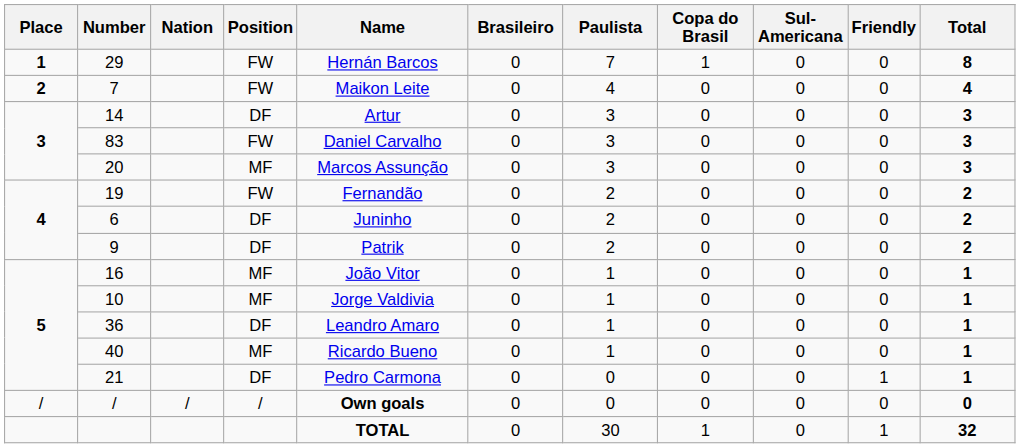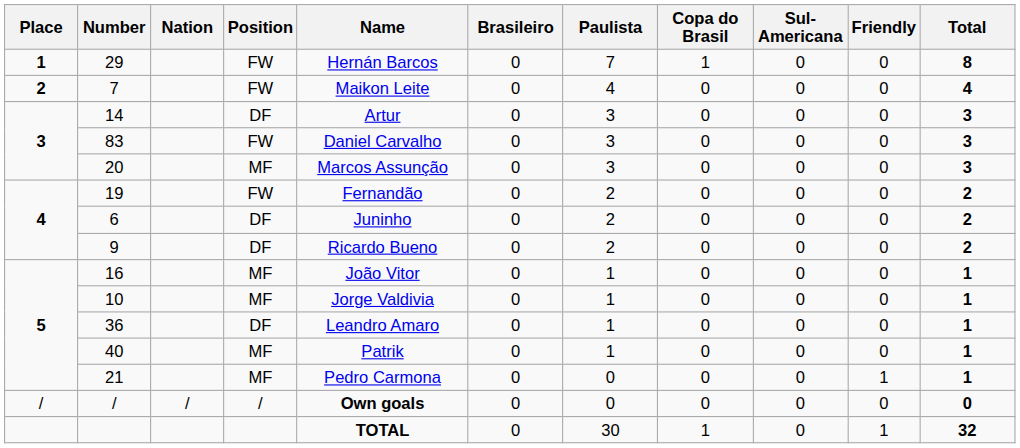(383, 246) Patrik -> (383, 246) Ricardo Bueno
(383, 351) Ricardo Bueno -> (383, 351) Patrik
(260, 377) DF -> (260, 377) MF
